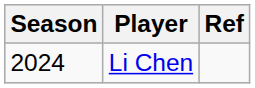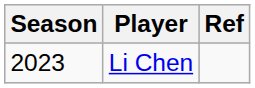(38, 62) 2024 -> (38, 62) 2023
